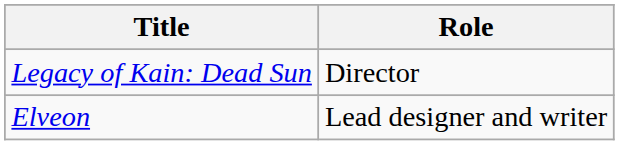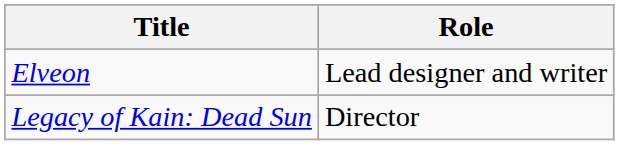rows swapped: (51, 116) <-> (162, 71)
